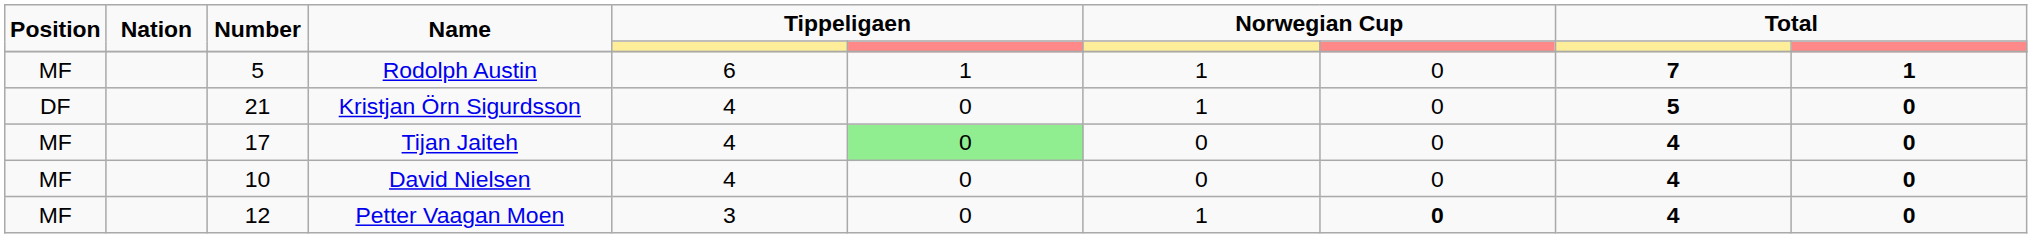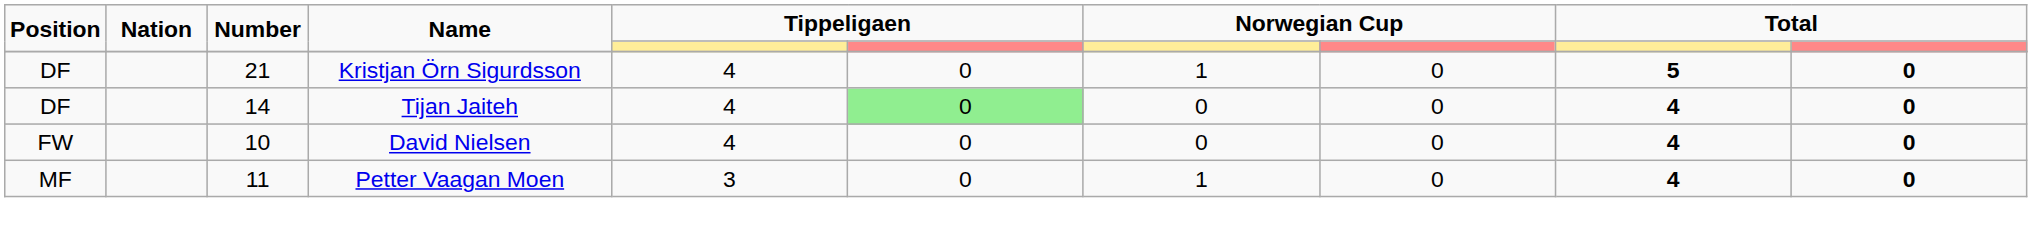- row: (460, 70)
(55, 143) MF -> (55, 106) DF
(258, 143) 17 -> (258, 106) 14
(55, 179) MF -> (55, 143) FW
(258, 215) 12 -> (258, 179) 11
(1437, 215) bold -> (1437, 179) normal
